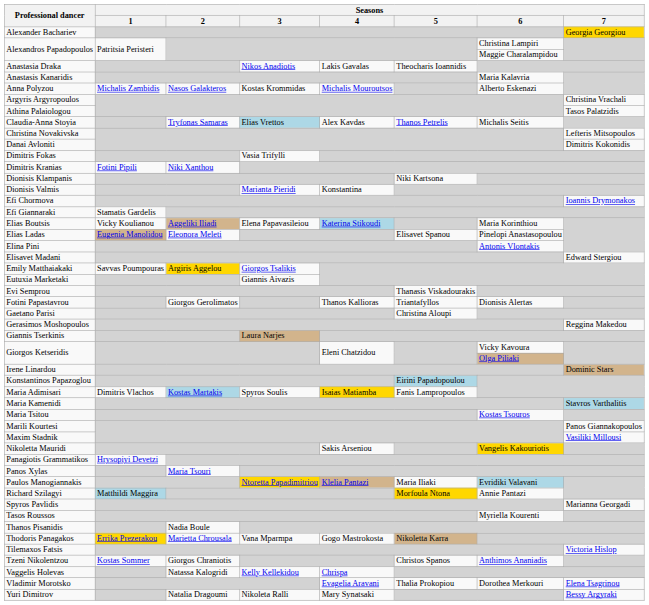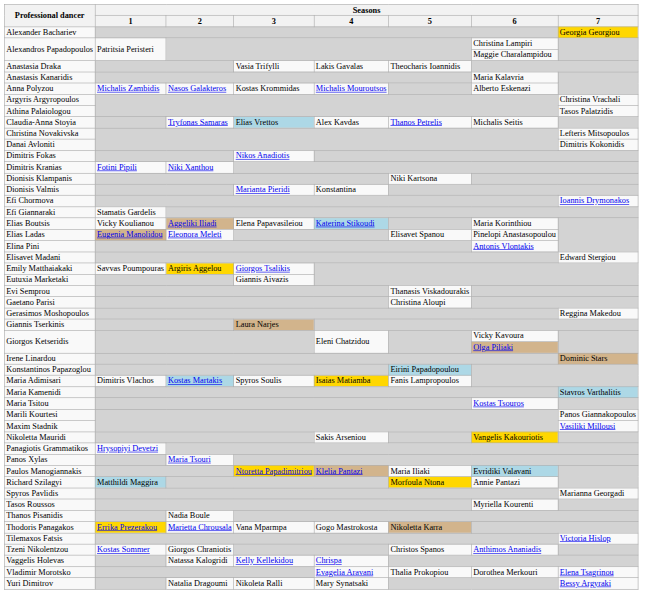(268, 65) Nikos Anadiotis -> (257, 65) Vasia Trifylli
(263, 155) Vasia Trifylli -> (263, 155) Nikos Anadiotis
- row: (37, 302)
